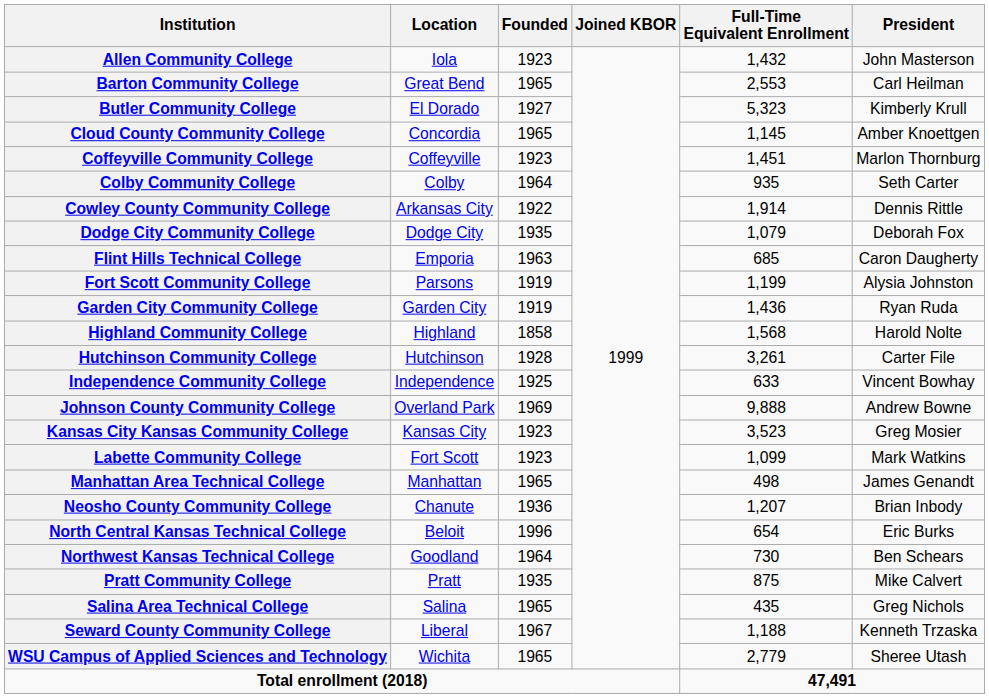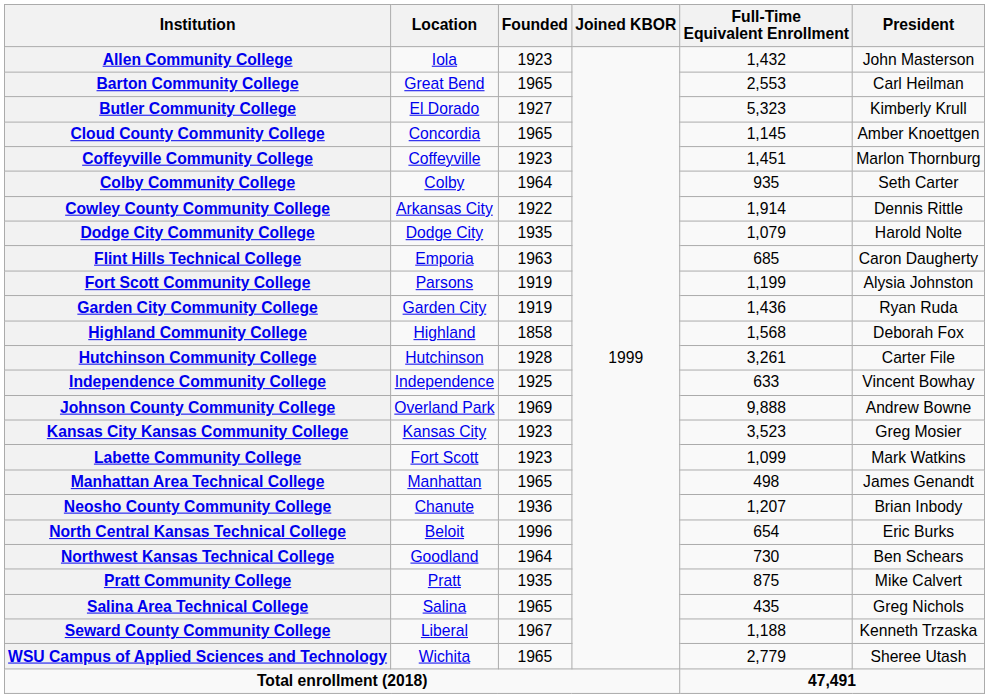(918, 233) Deborah Fox -> (918, 233) Harold Nolte
(918, 332) Harold Nolte -> (918, 332) Deborah Fox
